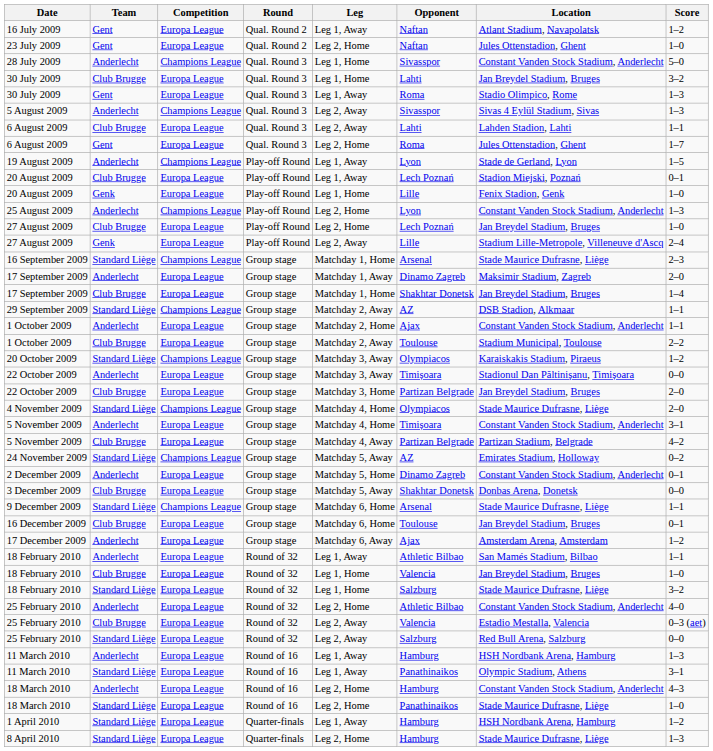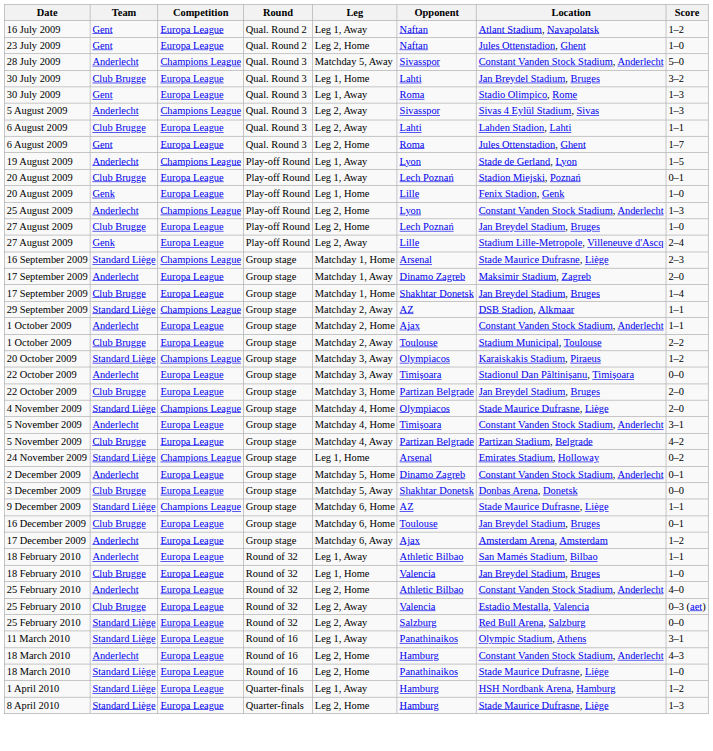(342, 62) Leg 1, Home -> (354, 62) Matchday 5, Away
(354, 458) Matchday 5, Away -> (342, 458) Leg 1, Home
(407, 458) AZ -> (416, 458) Arsenal
(416, 507) Arsenal -> (407, 507) AZ
- row: (44, 590)
- row: (38, 656)
